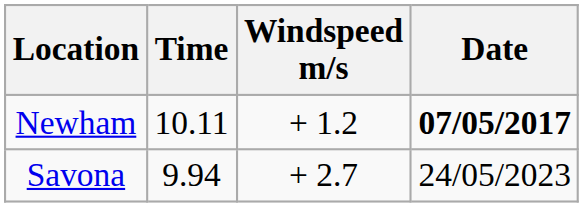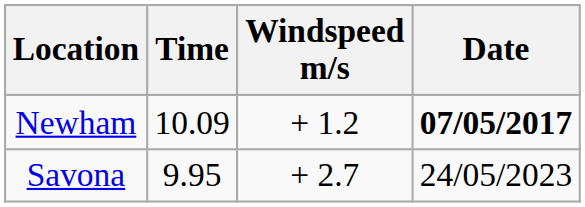(192, 121) 10.11 -> (192, 121) 10.09
(192, 174) 9.94 -> (192, 174) 9.95
